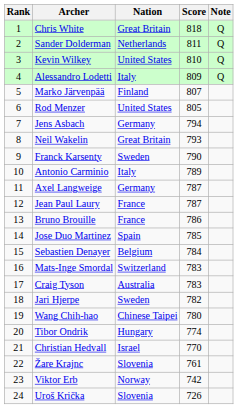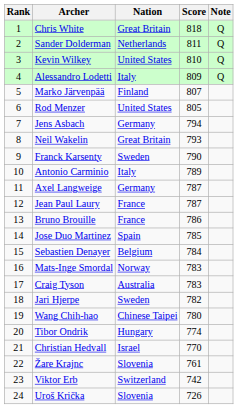(142, 268) Switzerland -> (134, 268) Norway
(134, 380) Norway -> (142, 380) Switzerland
